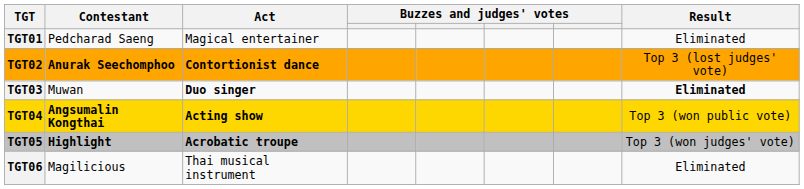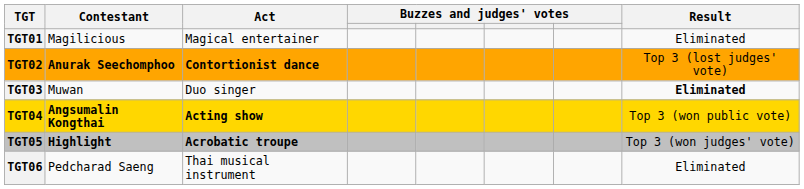(101, 39) Pedcharad Saeng -> (87, 39) Magilicious
(220, 90) bold -> (220, 90) normal
(87, 168) Magilicious -> (101, 168) Pedcharad Saeng
